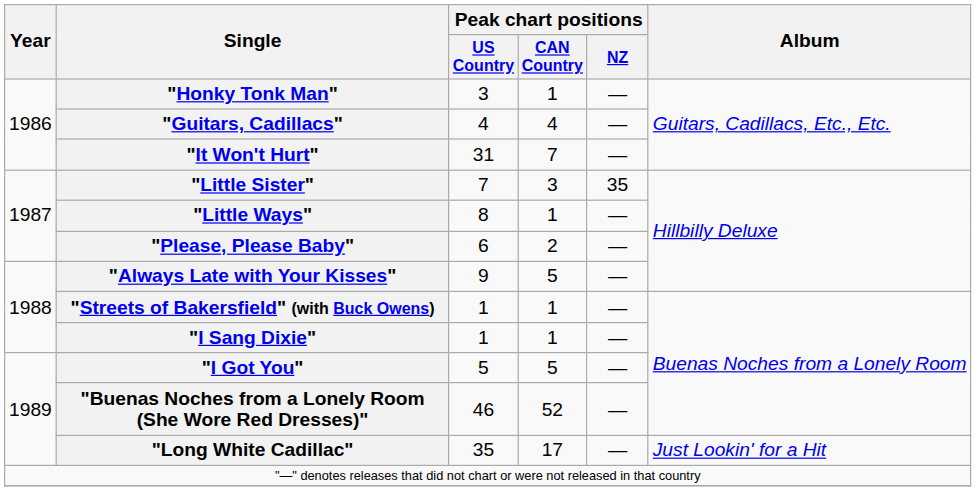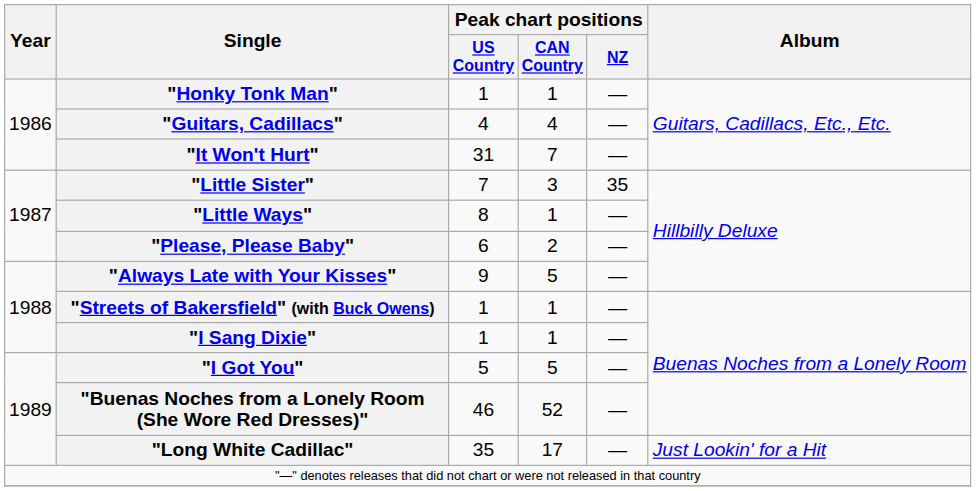(483, 93) 3 -> (483, 93) 1
